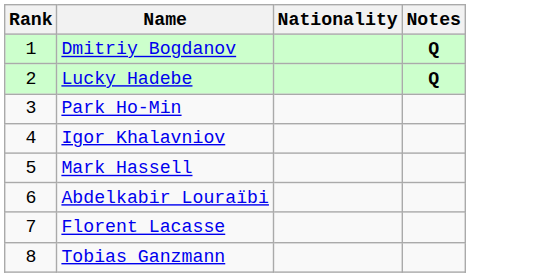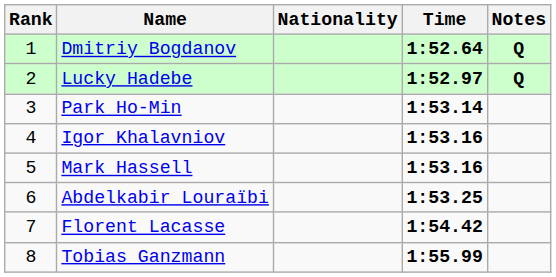+ column: (445, 20)
